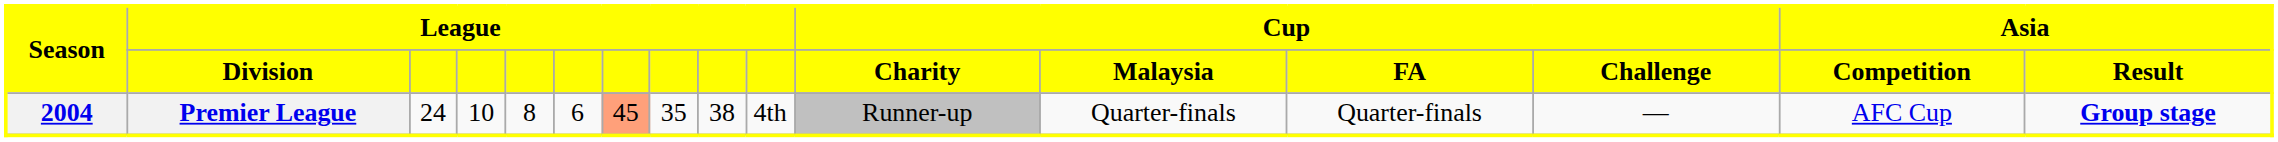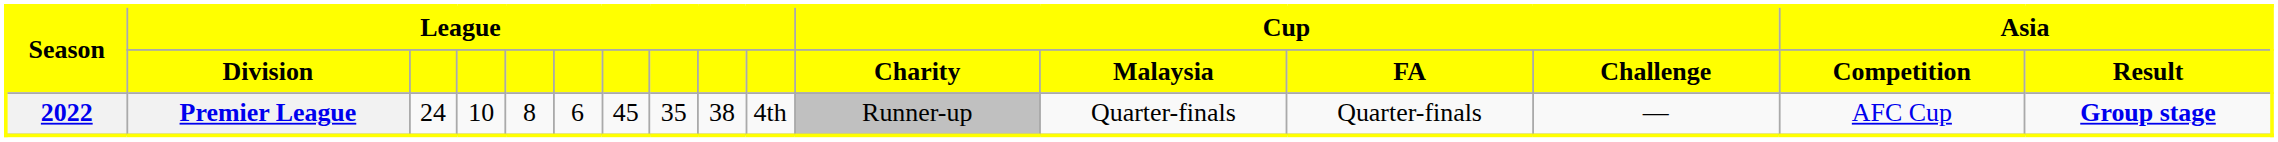(67, 113) 2004 -> (67, 113) 2022
(626, 113) lightsalmon background -> (626, 113) no background
